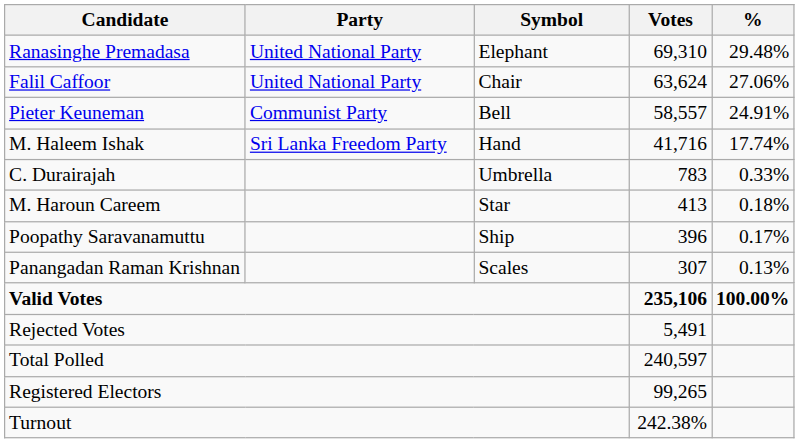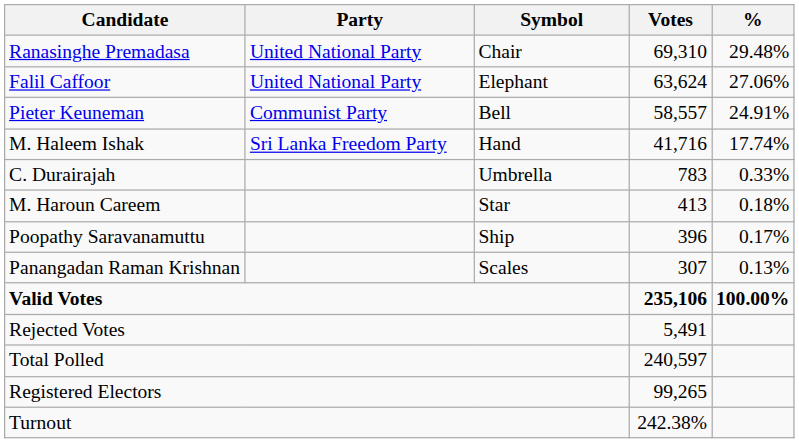(513, 50) Elephant -> (500, 50) Chair
(500, 81) Chair -> (513, 81) Elephant
